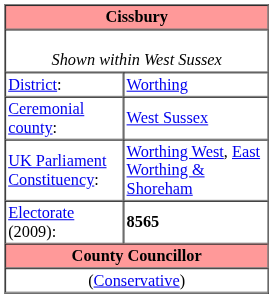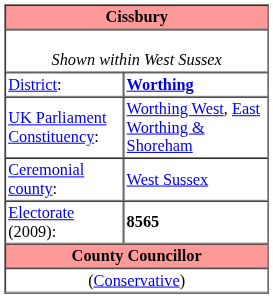(157, 84) normal -> (160, 84) bold
rows swapped: (57, 170) <-> (46, 118)
